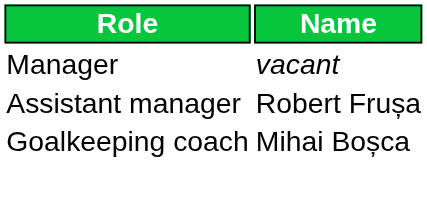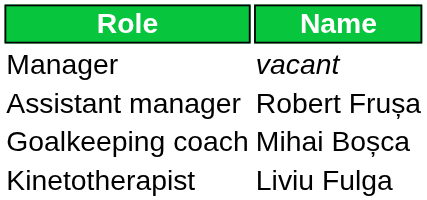+ row: (101, 181)
